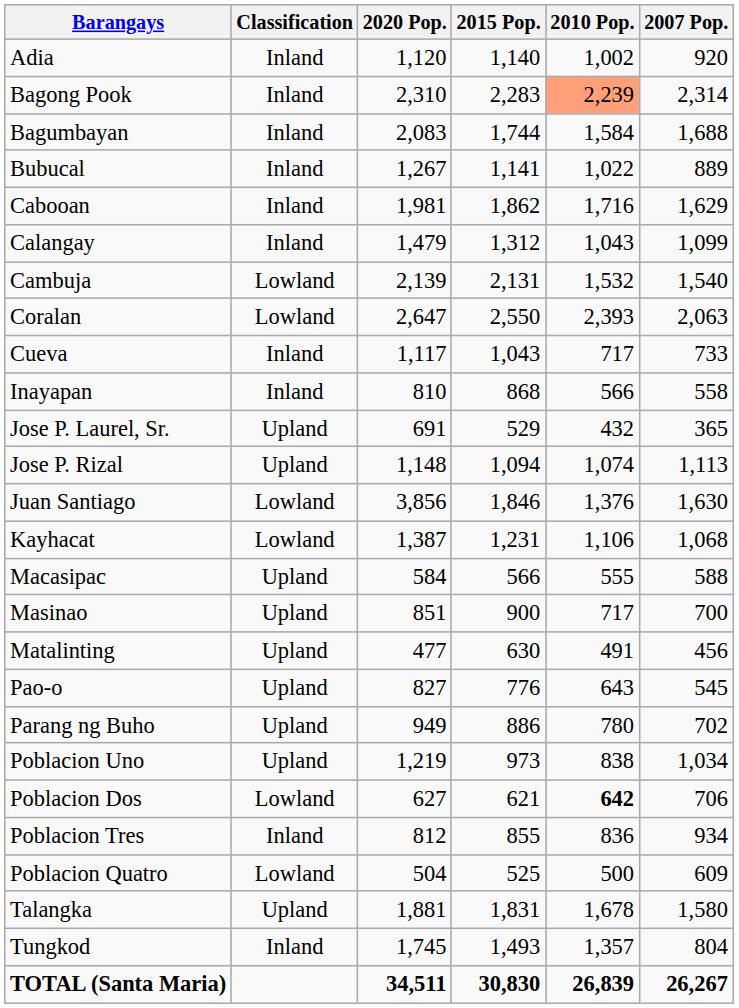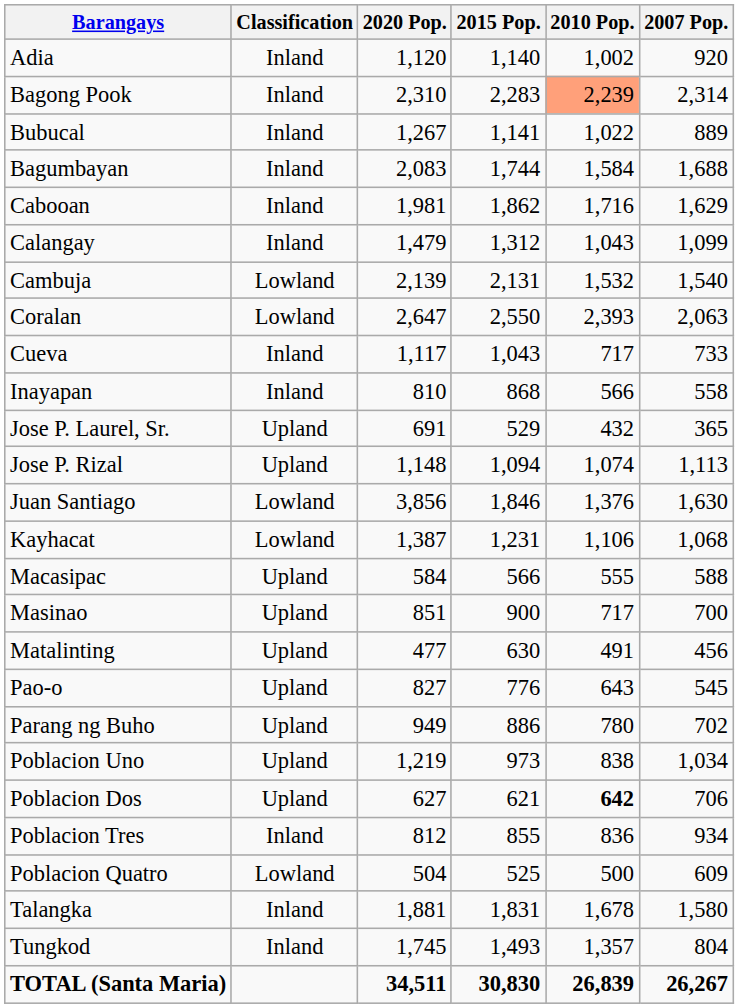rows swapped: (69, 132) <-> (47, 169)
(295, 798) Lowland -> (295, 798) Upland
(295, 910) Upland -> (295, 910) Inland
